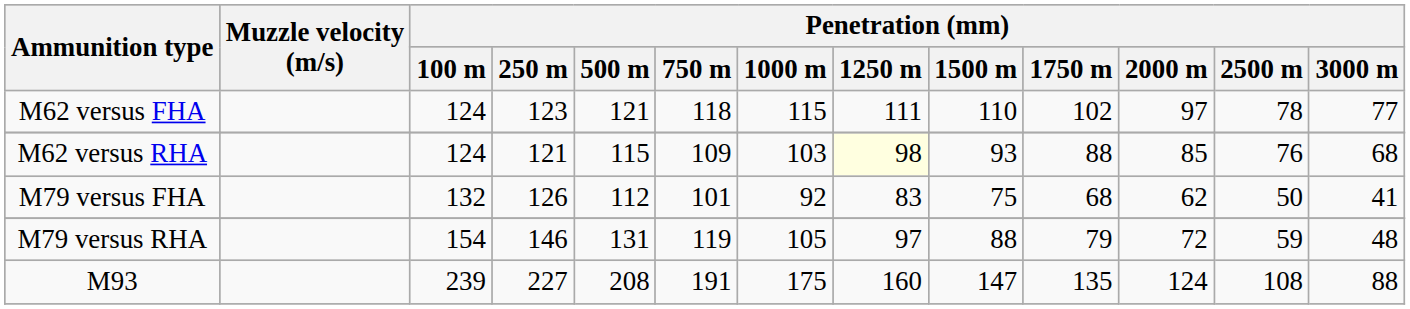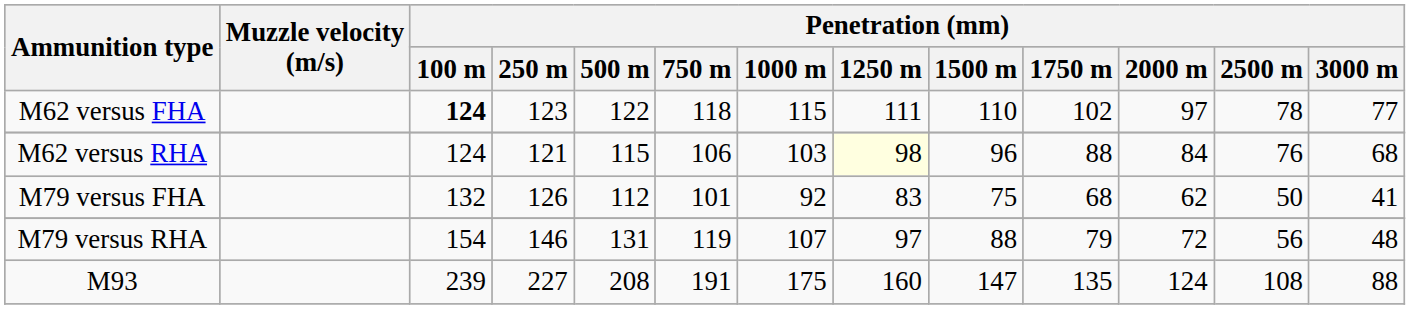(466, 111) normal -> (466, 111) bold
(629, 111) 121 -> (629, 111) 122
(711, 153) 109 -> (711, 153) 106
(1004, 153) 93 -> (1004, 153) 96
(1194, 153) 85 -> (1194, 153) 84
(807, 238) 105 -> (807, 238) 107
(1290, 238) 59 -> (1290, 238) 56
